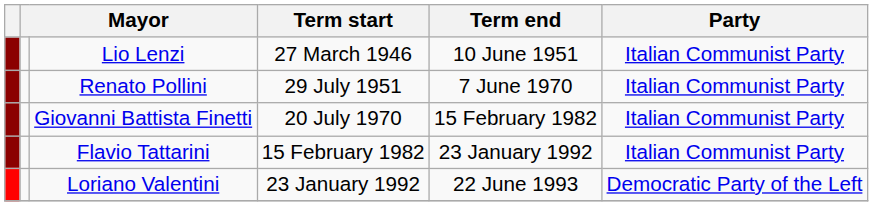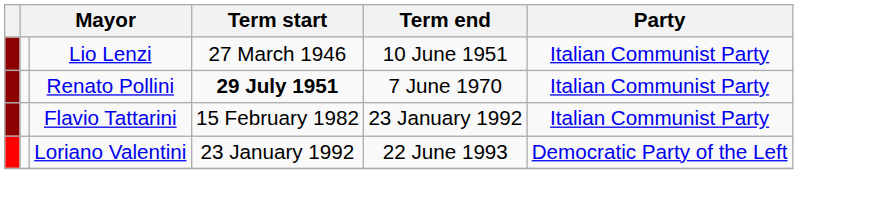(343, 86) normal -> (277, 86) bold
- row: (143, 119)
